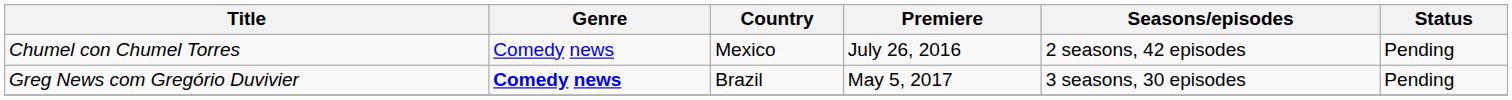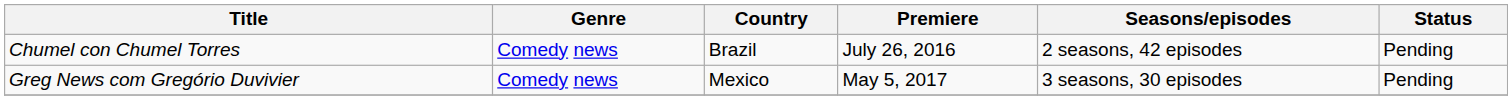(745, 49) Mexico -> (733, 49) Brazil
(557, 79) bold -> (558, 79) normal
(739, 79) Brazil -> (739, 79) Mexico
